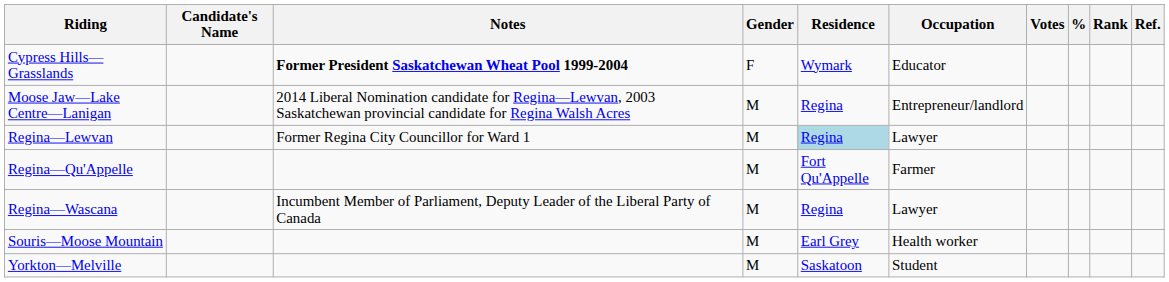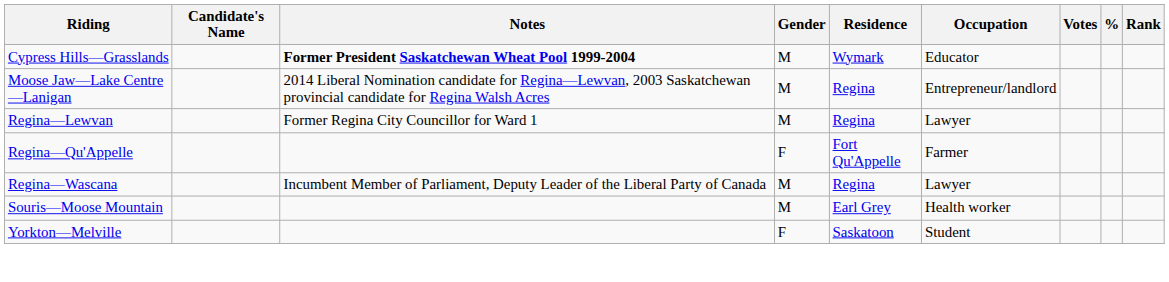- column: (1148, 24)
(750, 65) F -> (784, 56) M
(822, 137) lightblue background -> (854, 120) no background
(753, 169) M -> (782, 152) F
(753, 265) M -> (782, 231) F
